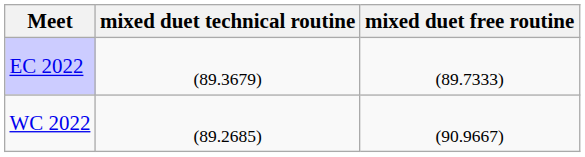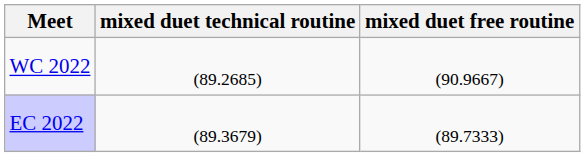rows swapped: (50, 122) <-> (46, 66)
